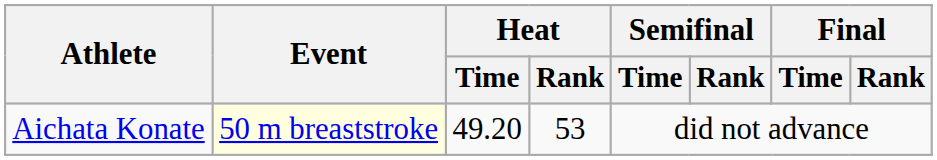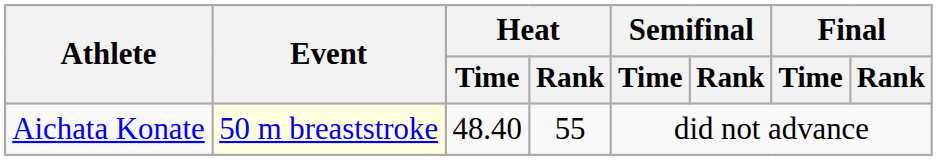(487, 129) 49.20 -> (487, 129) 48.40
(570, 129) 53 -> (570, 129) 55
